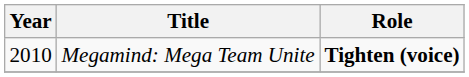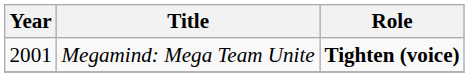(31, 54) 2010 -> (31, 54) 2001
